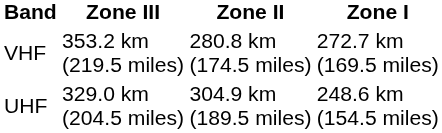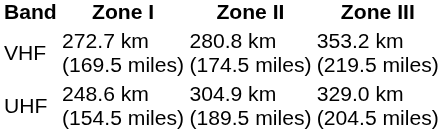columns swapped: (378, 12) <-> (123, 12)
